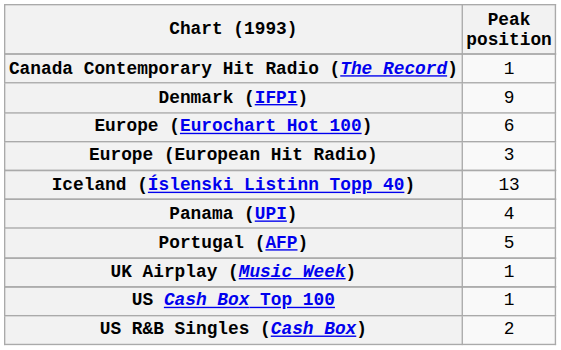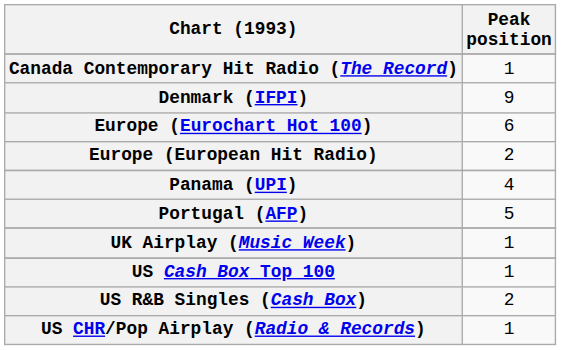(509, 156) 3 -> (509, 156) 2
- row: (233, 185)
+ row: (233, 330)
